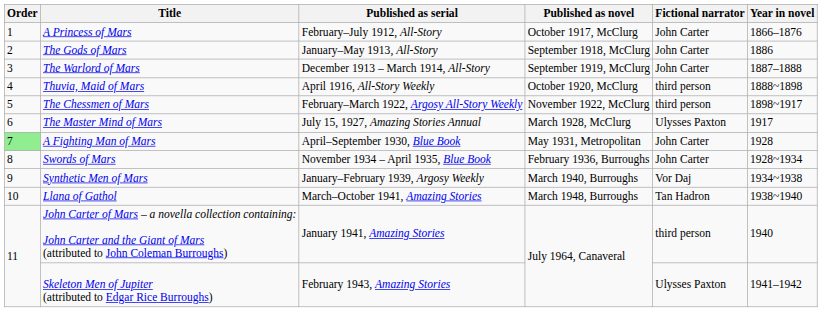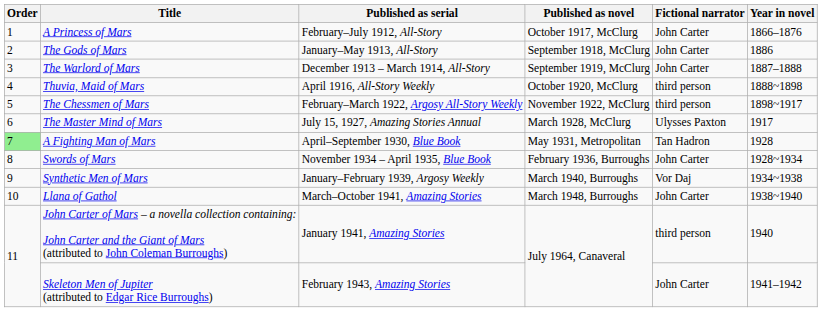(682, 141) John Carter -> (683, 141) Tan Hadron
(683, 196) Tan Hadron -> (682, 196) John Carter
(691, 284) Ulysses Paxton -> (682, 284) John Carter
